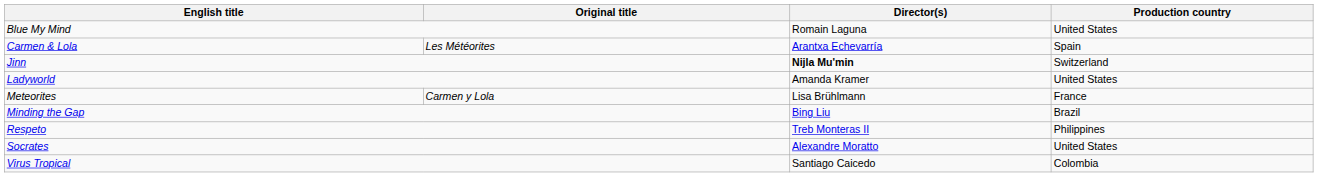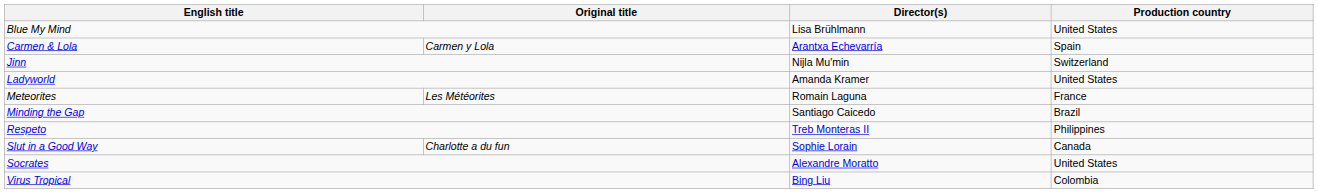(829, 29) Romain Laguna -> (829, 29) Lisa Brühlmann
(460, 46) Les Météorites -> (460, 46) Carmen y Lola
(823, 63) bold -> (821, 63) normal
(460, 96) Carmen y Lola -> (460, 96) Les Météorites
(829, 96) Lisa Brühlmann -> (829, 96) Romain Laguna
(811, 113) Bing Liu -> (834, 113) Santiago Caicedo
+ row: (52, 146)
(834, 163) Santiago Caicedo -> (811, 180) Bing Liu
